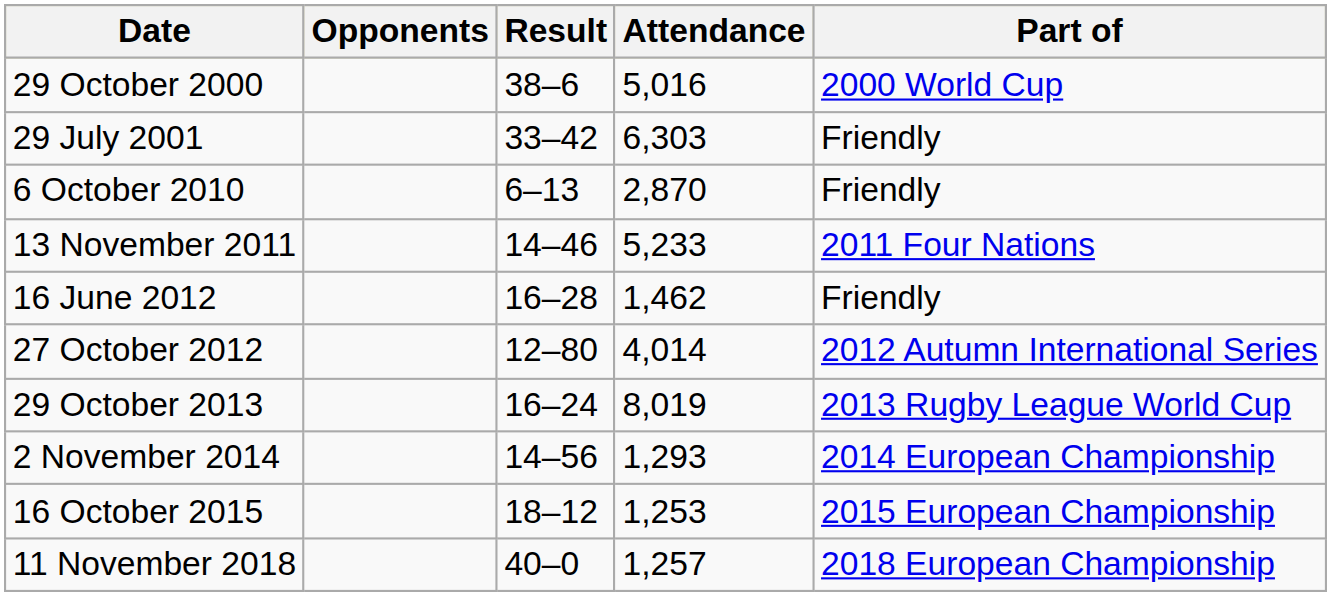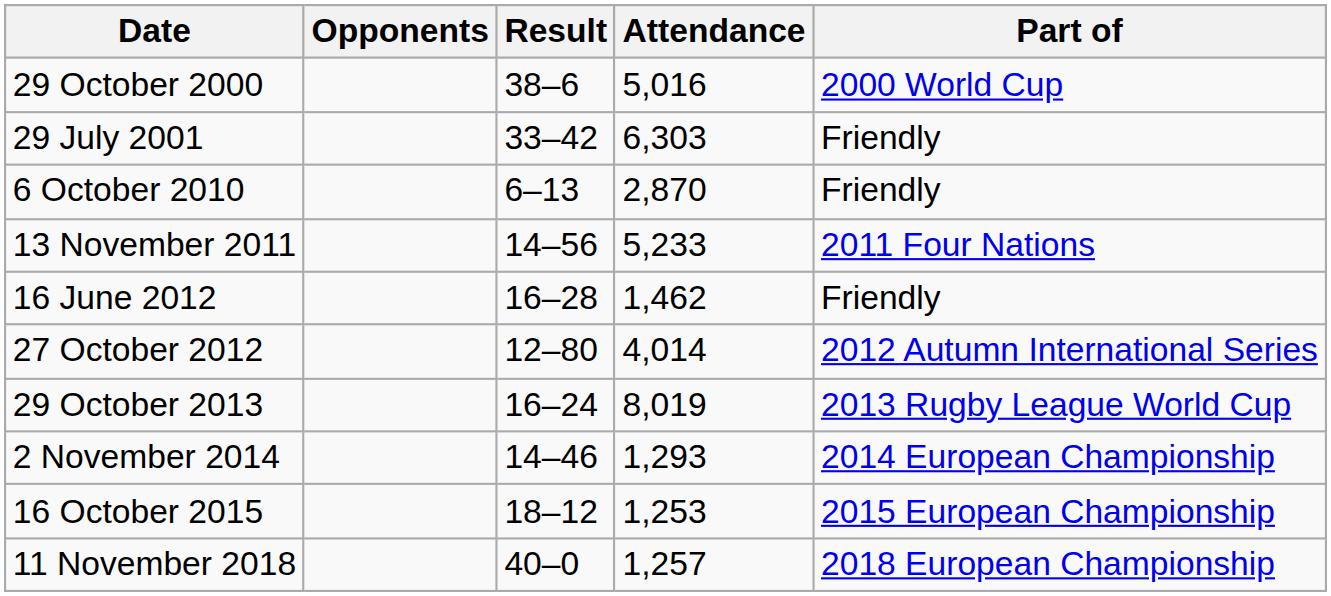(551, 244) 14–46 -> (551, 244) 14–56
(551, 457) 14–56 -> (551, 457) 14–46
